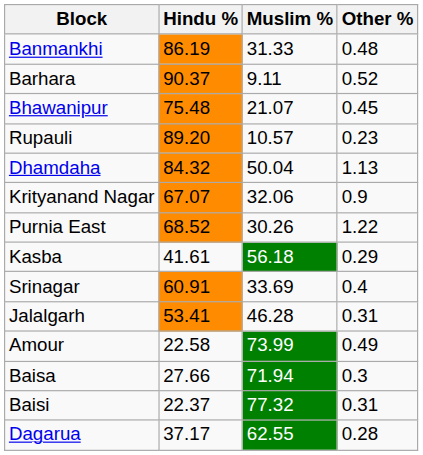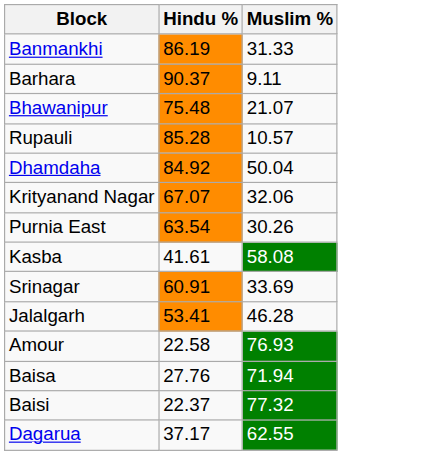- column: (378, 19)
(187, 138) 89.20 -> (187, 138) 85.28
(187, 167) 84.32 -> (187, 167) 84.92
(187, 227) 68.52 -> (187, 227) 63.54
(270, 256) 56.18 -> (270, 256) 58.08
(270, 345) 73.99 -> (270, 345) 76.93
(187, 375) 27.66 -> (187, 375) 27.76
